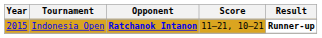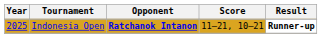(17, 26) 2015 -> (17, 26) 2025
